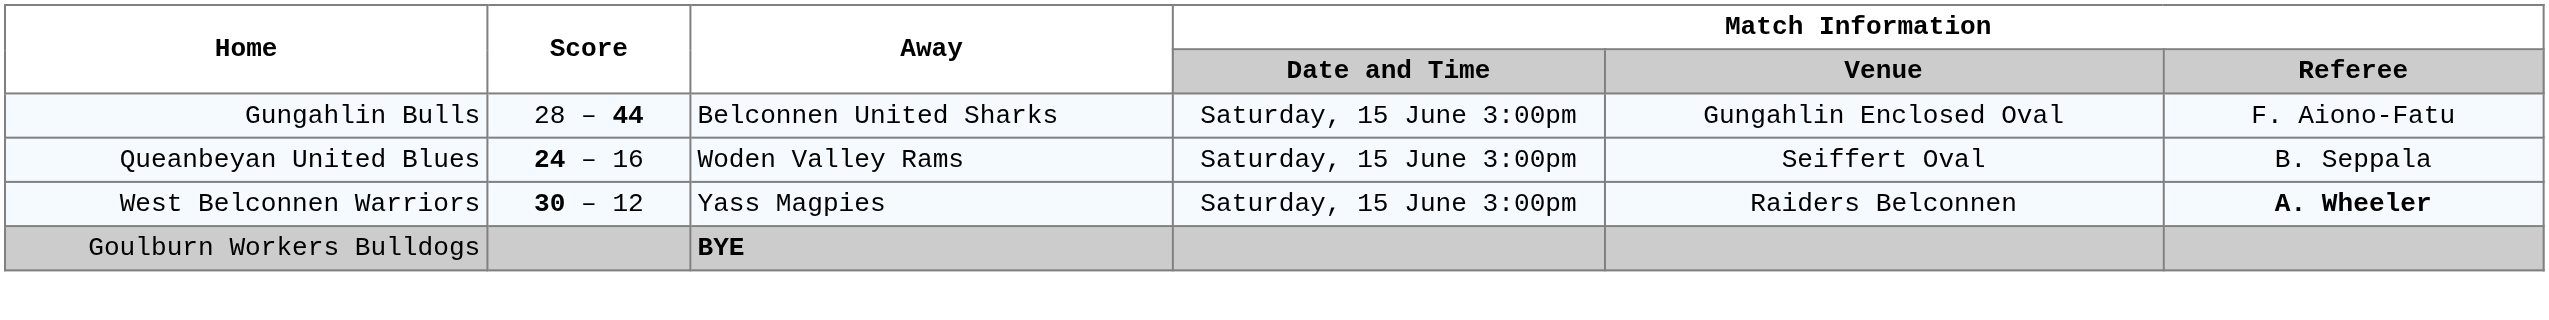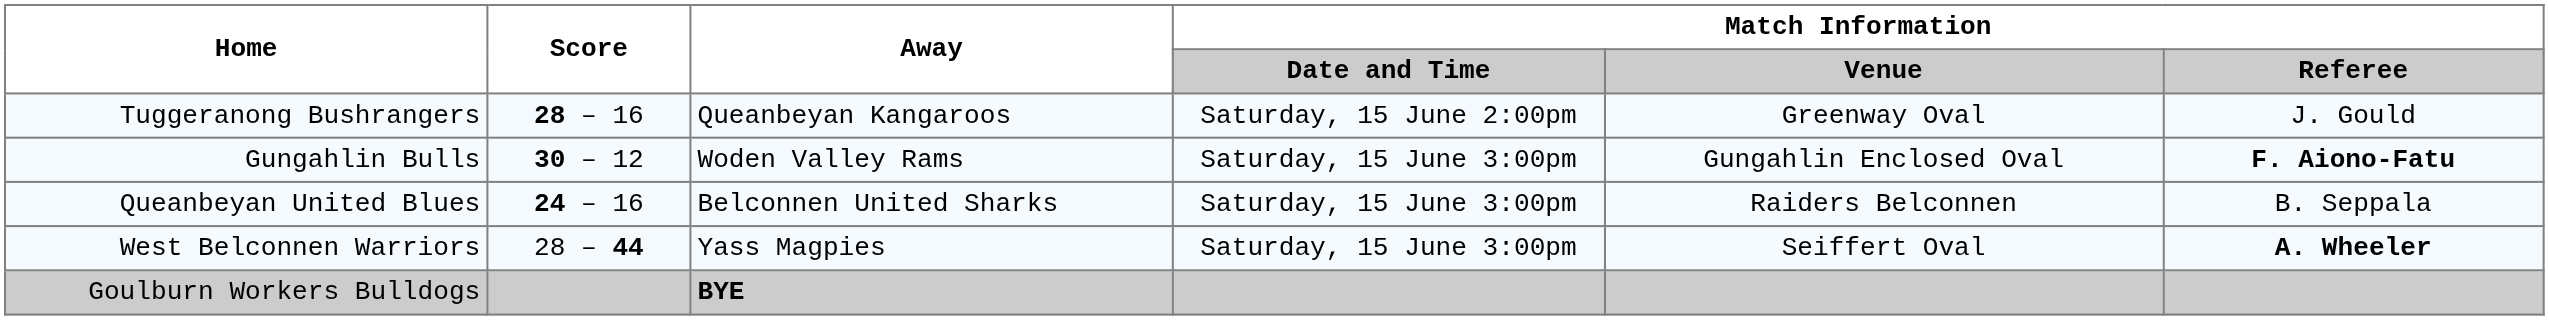+ row: (300, 116)
(589, 116) 28 – 44 -> (589, 160) 30 – 12
(878, 116) Belconnen United Sharks -> (831, 160) Woden Valley Rams
(2353, 116) normal -> (2353, 160) bold
(831, 160) Woden Valley Rams -> (878, 204) Belconnen United Sharks
(1884, 160) Seiffert Oval -> (1884, 204) Raiders Belconnen
(589, 204) 30 – 12 -> (589, 248) 28 – 44
(1884, 204) Raiders Belconnen -> (1884, 248) Seiffert Oval
